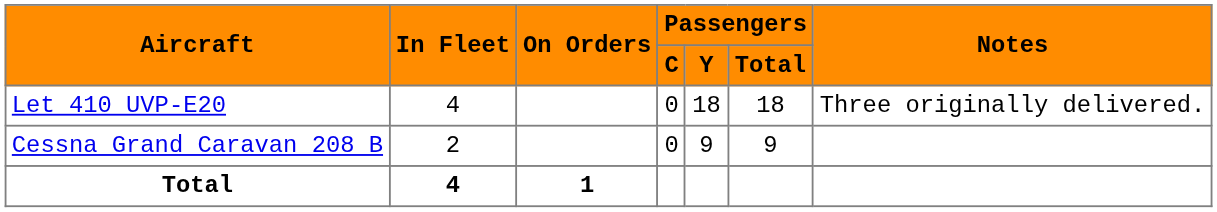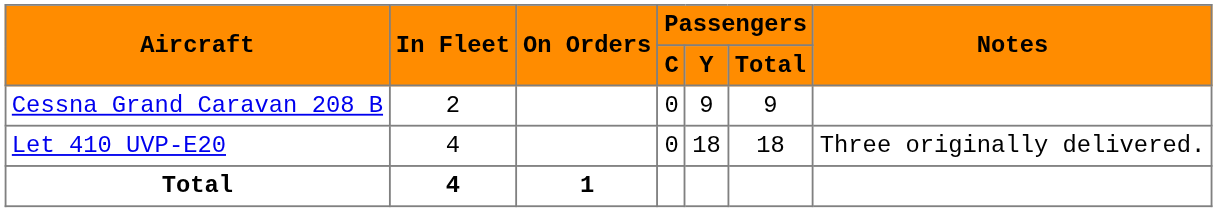rows swapped: (197, 146) <-> (119, 106)
